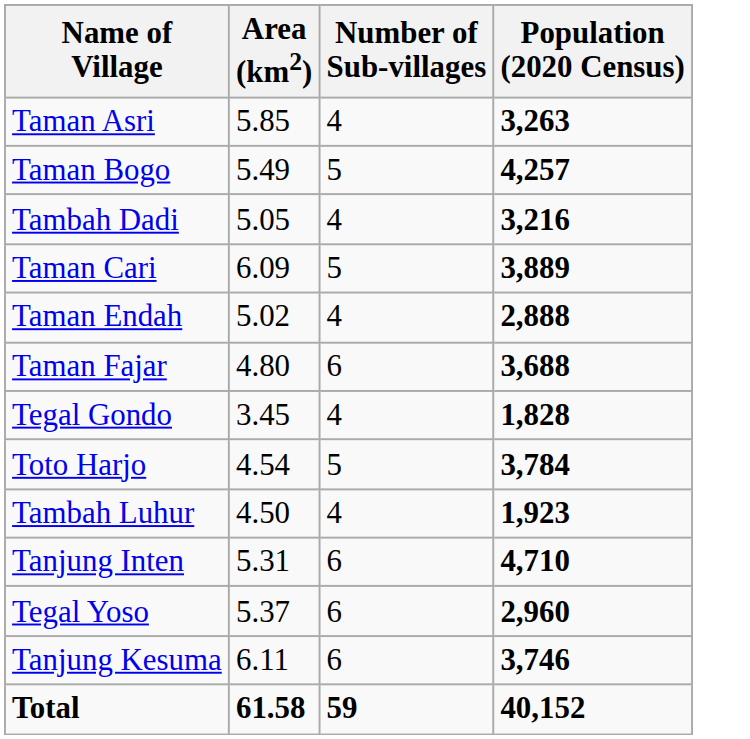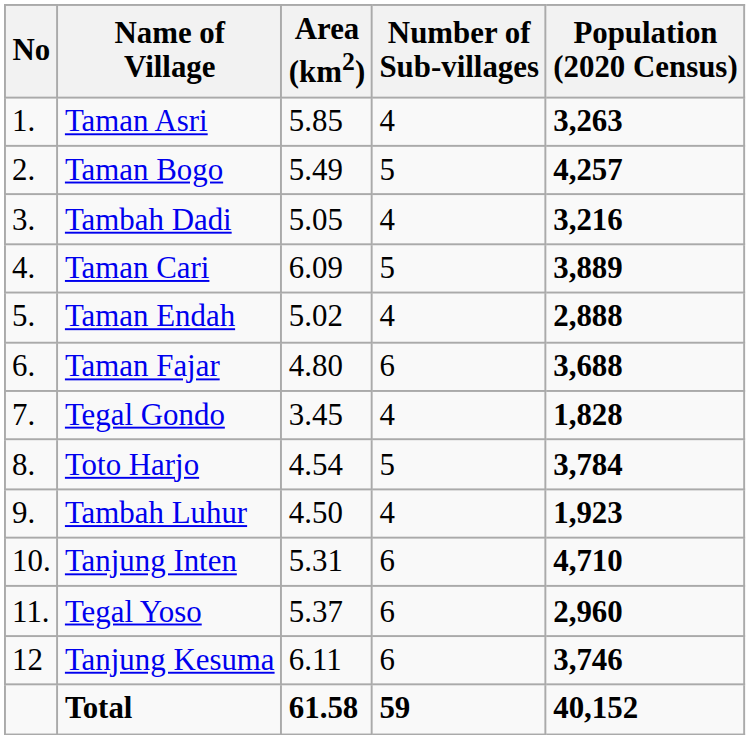+ column: (31, 50)
